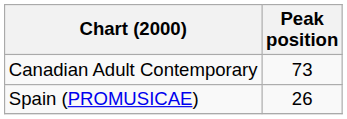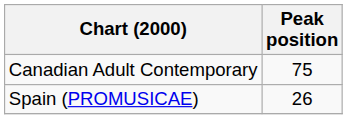(302, 69) 73 -> (302, 69) 75
